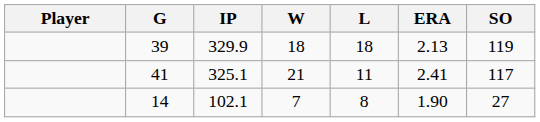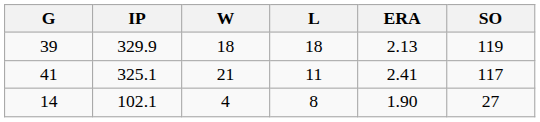- column: (65, 18)
(296, 102) 7 -> (225, 102) 4
